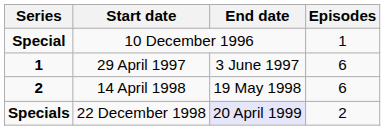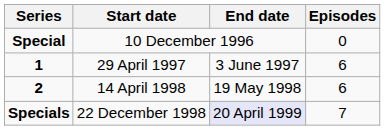(342, 40) 1 -> (342, 40) 0
(342, 112) 2 -> (342, 112) 7
